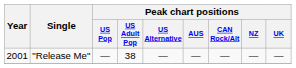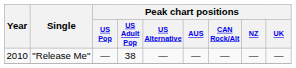(17, 56) 2001 -> (17, 56) 2010
